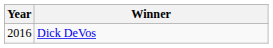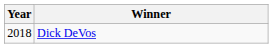(19, 33) 2016 -> (19, 33) 2018
